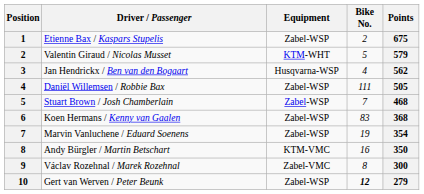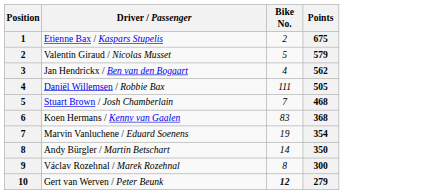- column: (307, 18)
(365, 150) 16 -> (285, 150) 14
